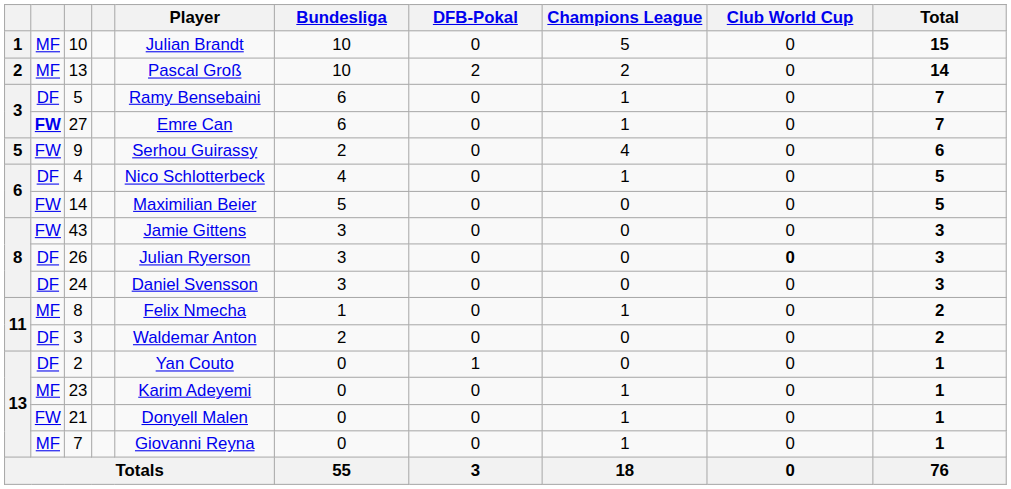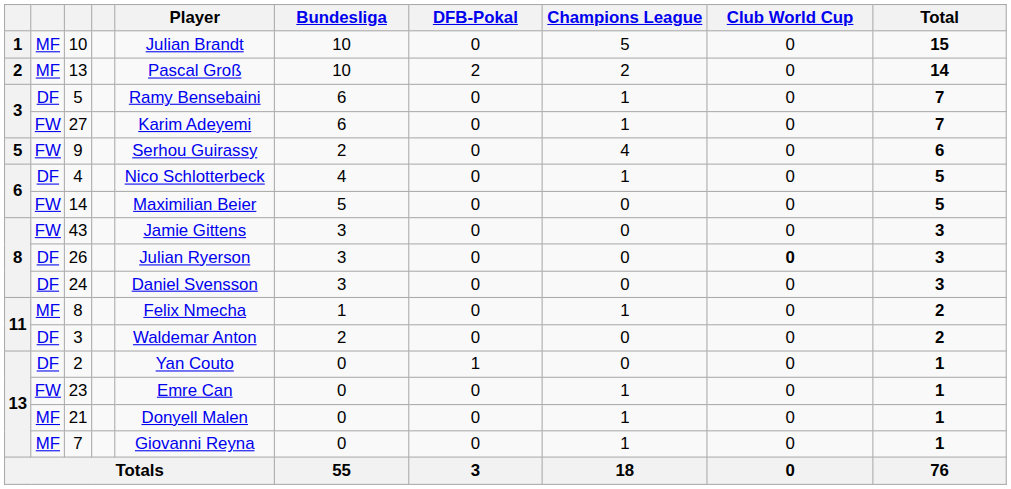(48, 124) bold -> (48, 124) normal
(195, 124) Emre Can -> (195, 124) Karim Adeyemi
(48, 390) MF -> (48, 390) FW
(195, 390) Karim Adeyemi -> (195, 390) Emre Can
(48, 417) FW -> (48, 417) MF
